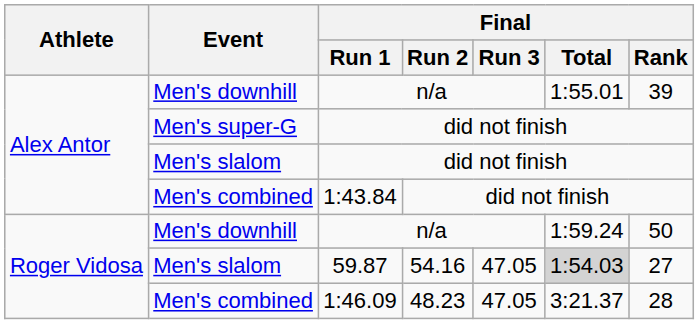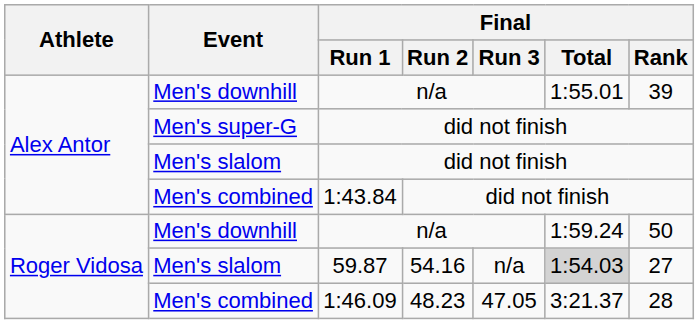(509, 266) 47.05 -> (509, 266) n/a
